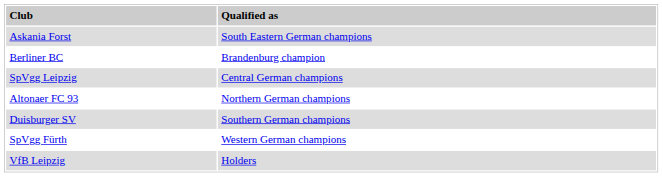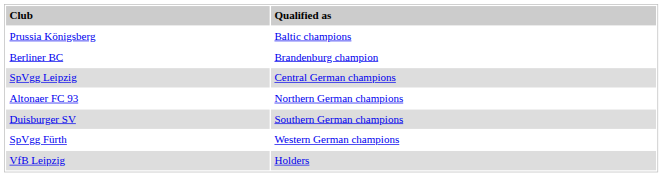+ row: (53, 36)
- row: (40, 36)
